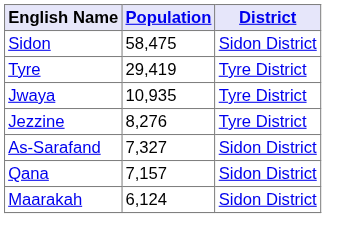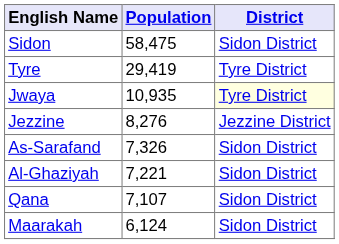(263, 95) no background -> (263, 95) lightyellow background
(263, 121) Tyre District -> (275, 121) Jezzine District
(146, 147) 7,327 -> (146, 147) 7,326
+ row: (53, 173)
(146, 173) 7,157 -> (146, 199) 7,107
